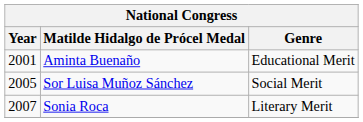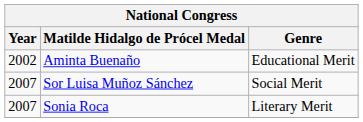(22, 60) 2001 -> (22, 60) 2002
(22, 83) 2005 -> (22, 83) 2007
